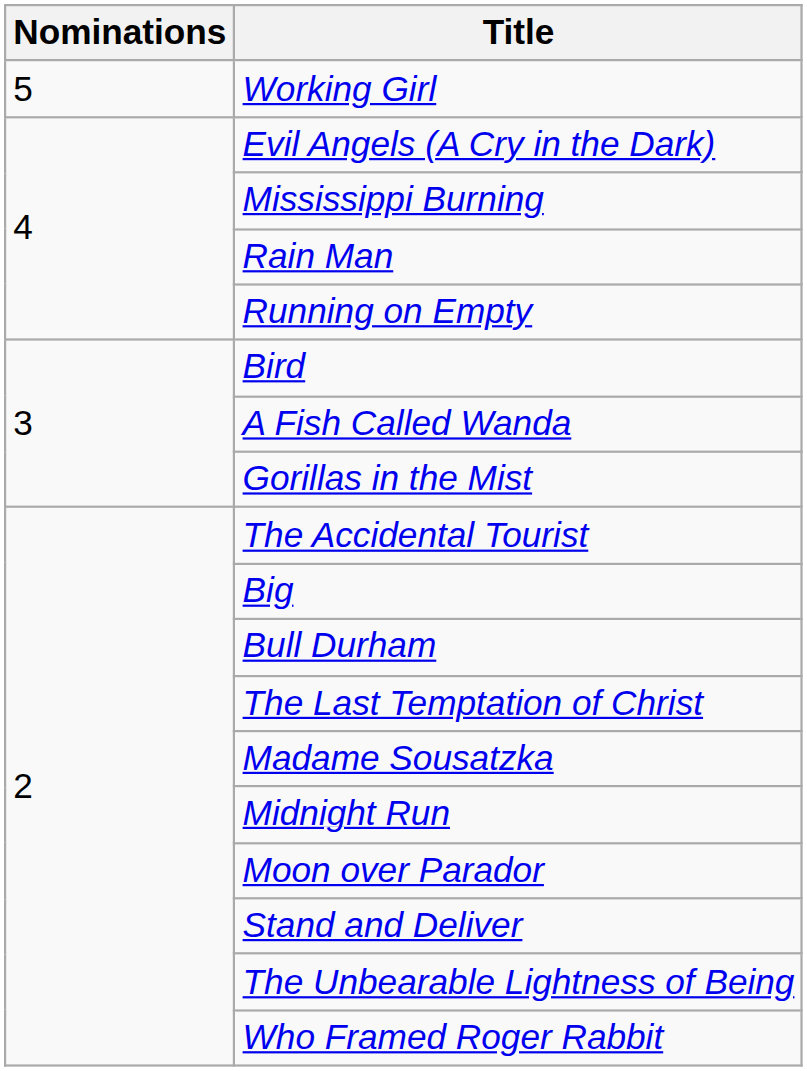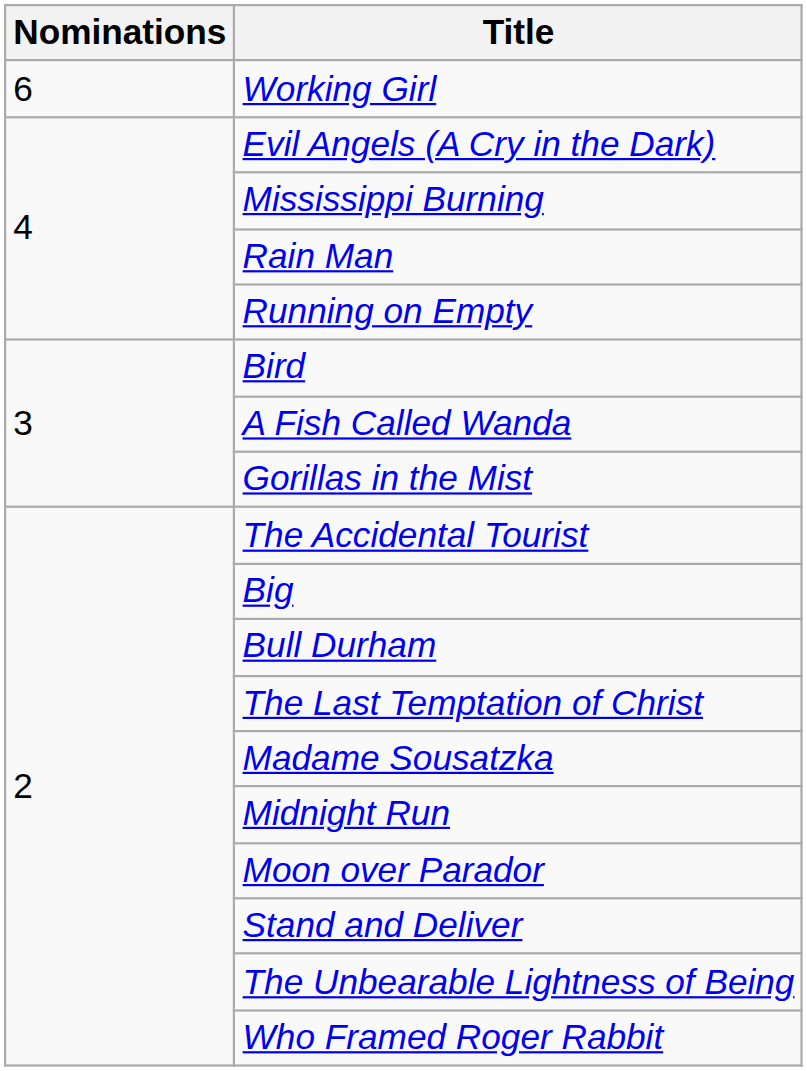(23, 88) 5 -> (23, 88) 6
